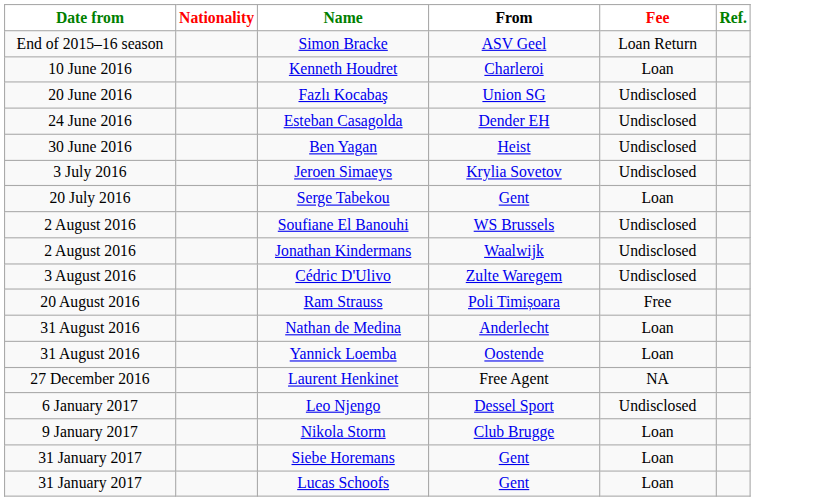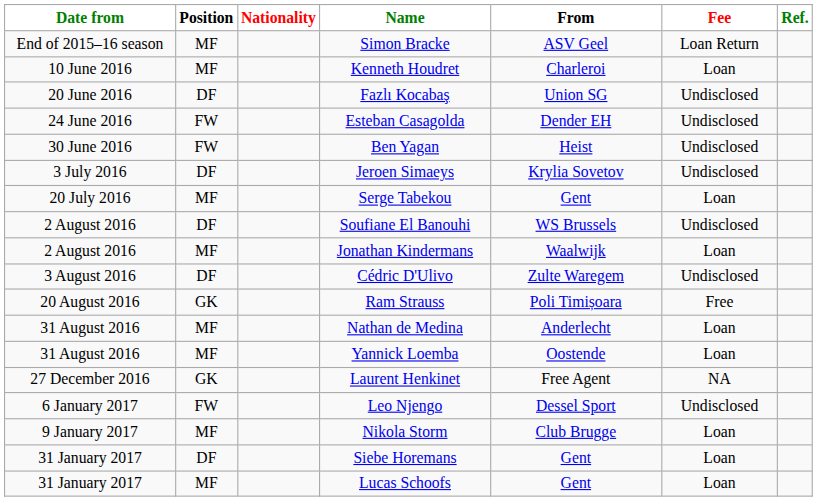+ column: (206, 17)
(658, 250) Undisclosed -> (719, 250) Loan
